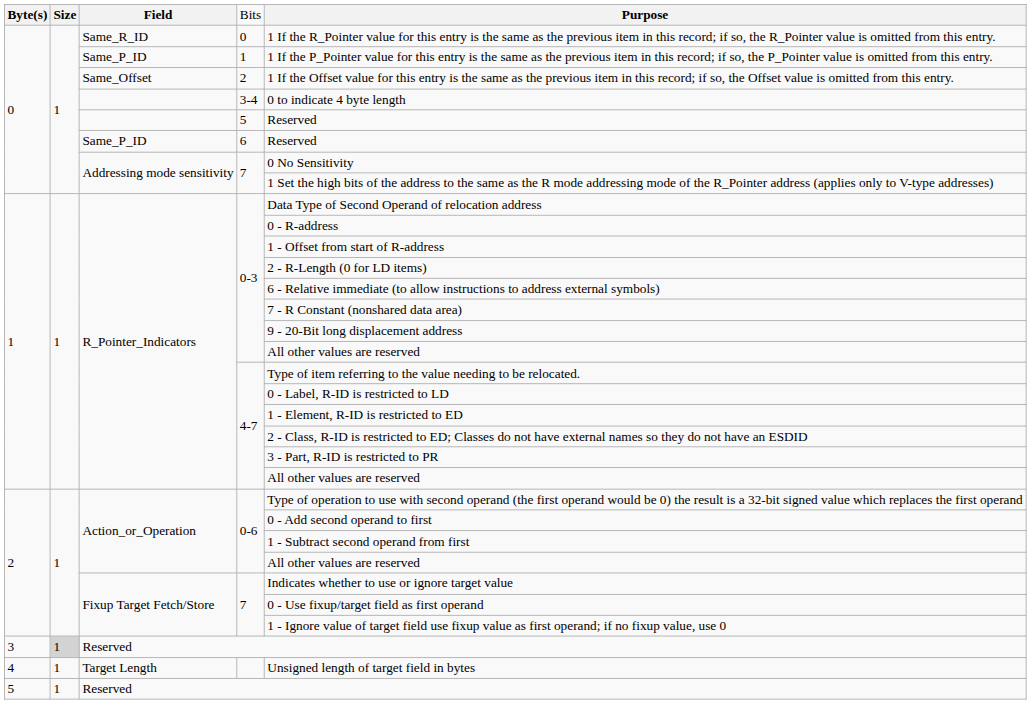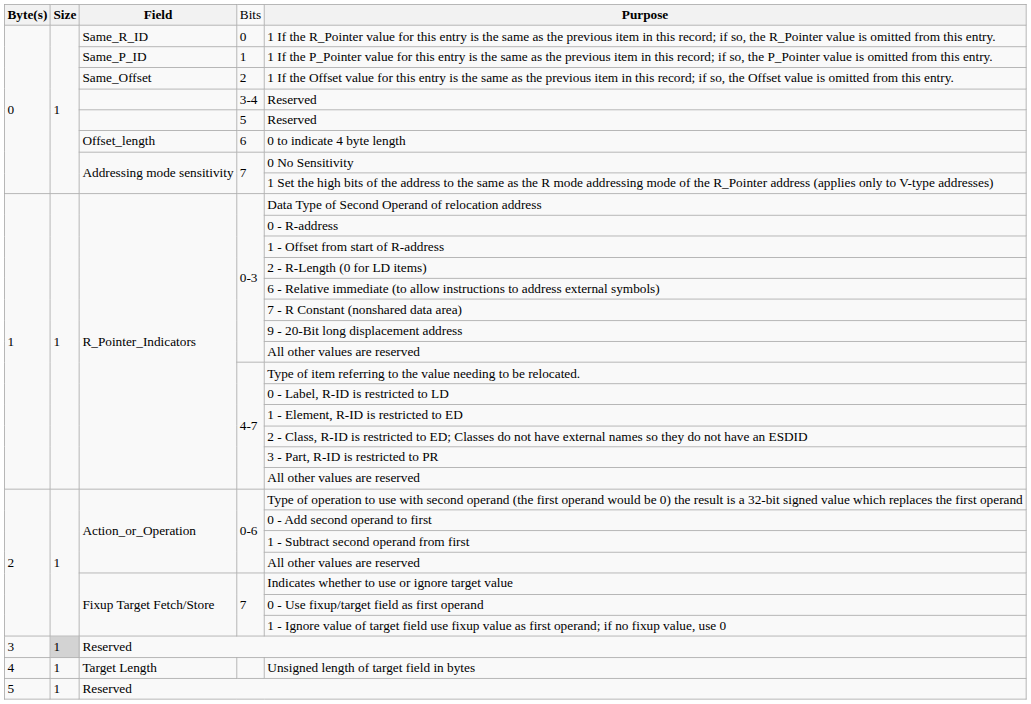(336, 99) 0 to indicate 4 byte length -> (292, 99) Reserved
(115, 141) Same_P_ID -> (119, 141) Offset_length
(292, 141) Reserved -> (336, 141) 0 to indicate 4 byte length
